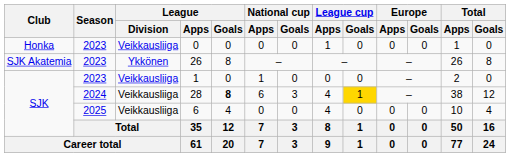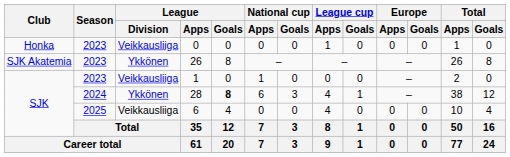(148, 95) Veikkausliiga -> (148, 95) Ykkönen
(360, 95) gold background -> (360, 95) no background
